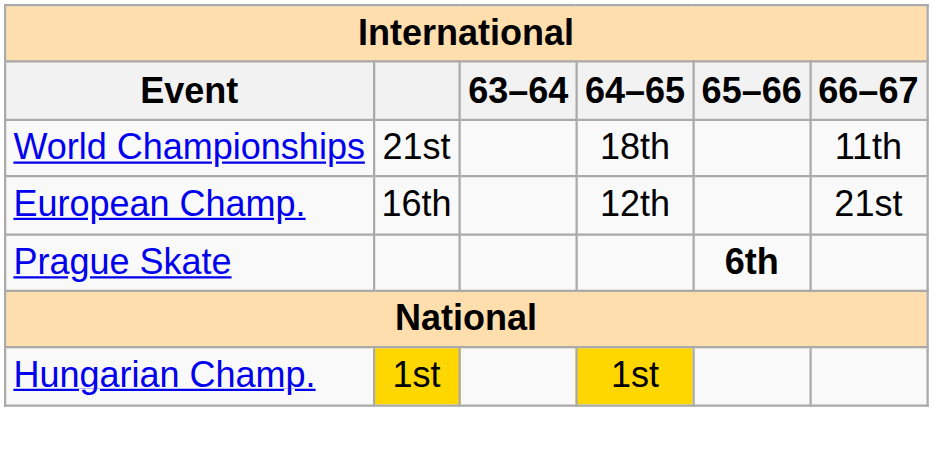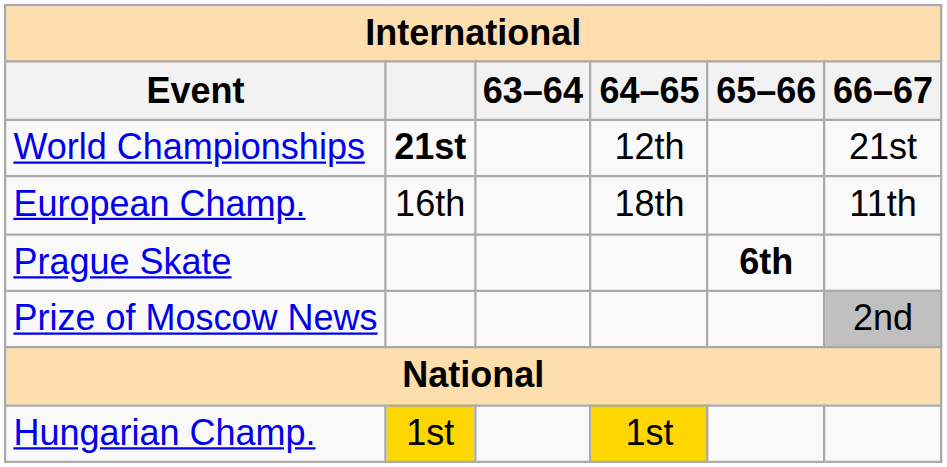(417, 147) normal -> (430, 147) bold
(635, 147) 18th -> (650, 147) 12th
(868, 147) 11th -> (883, 147) 21st
(635, 204) 12th -> (650, 204) 18th
(868, 204) 21st -> (883, 204) 11th
+ row: (195, 318)
